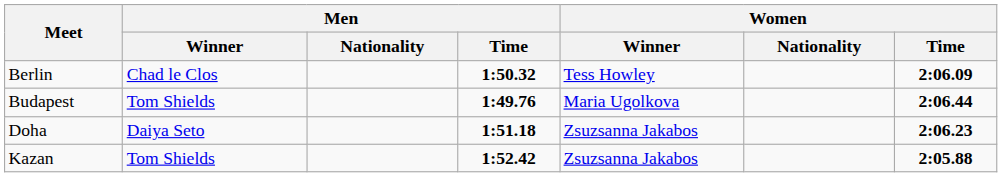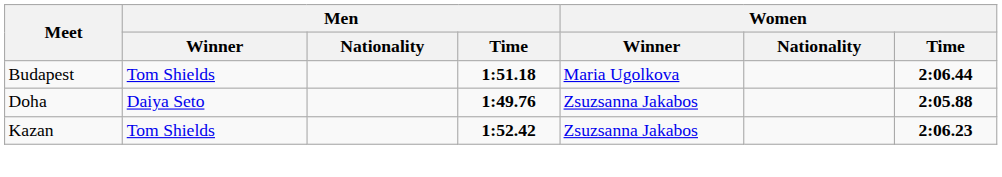- row: (31, 74)
(509, 102) 1:49.76 -> (509, 74) 1:51.18
(509, 130) 1:51.18 -> (509, 102) 1:49.76
(946, 130) 2:06.23 -> (946, 102) 2:05.88
(946, 158) 2:05.88 -> (946, 130) 2:06.23
